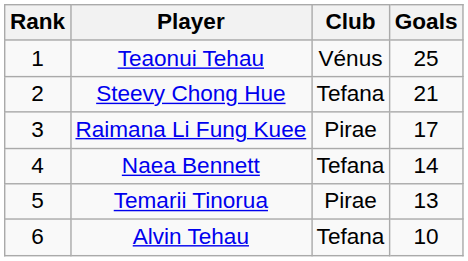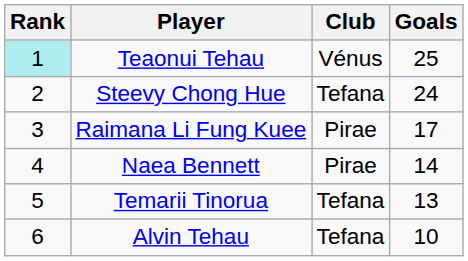(37, 58) no background -> (37, 58) paleturquoise background
(426, 93) 21 -> (426, 93) 24
(350, 165) Tefana -> (350, 165) Pirae
(350, 201) Pirae -> (350, 201) Tefana
